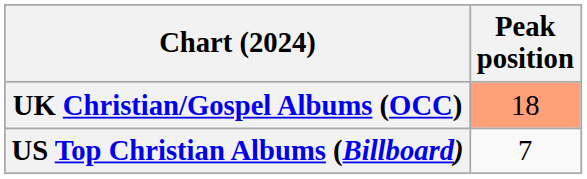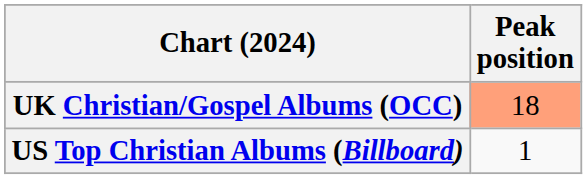(525, 150) 7 -> (525, 150) 1
